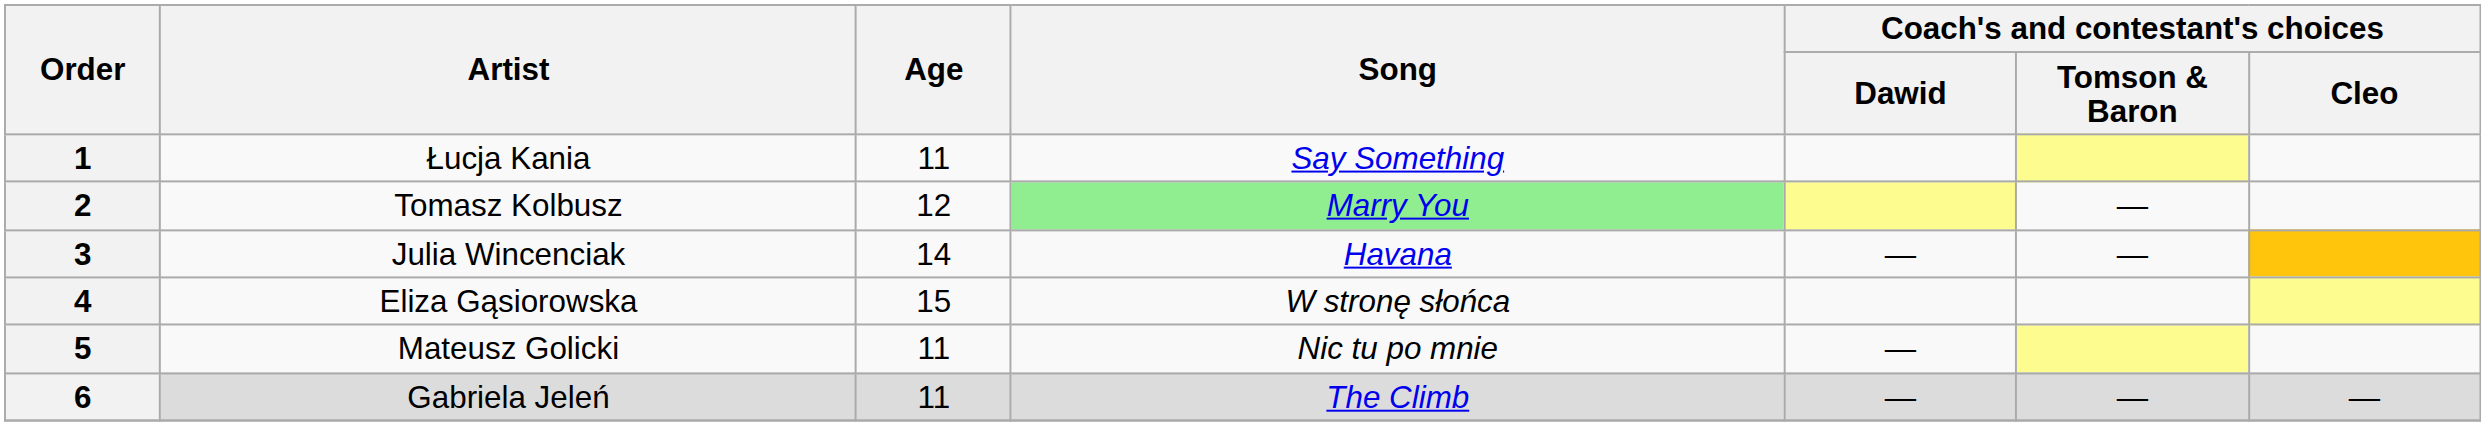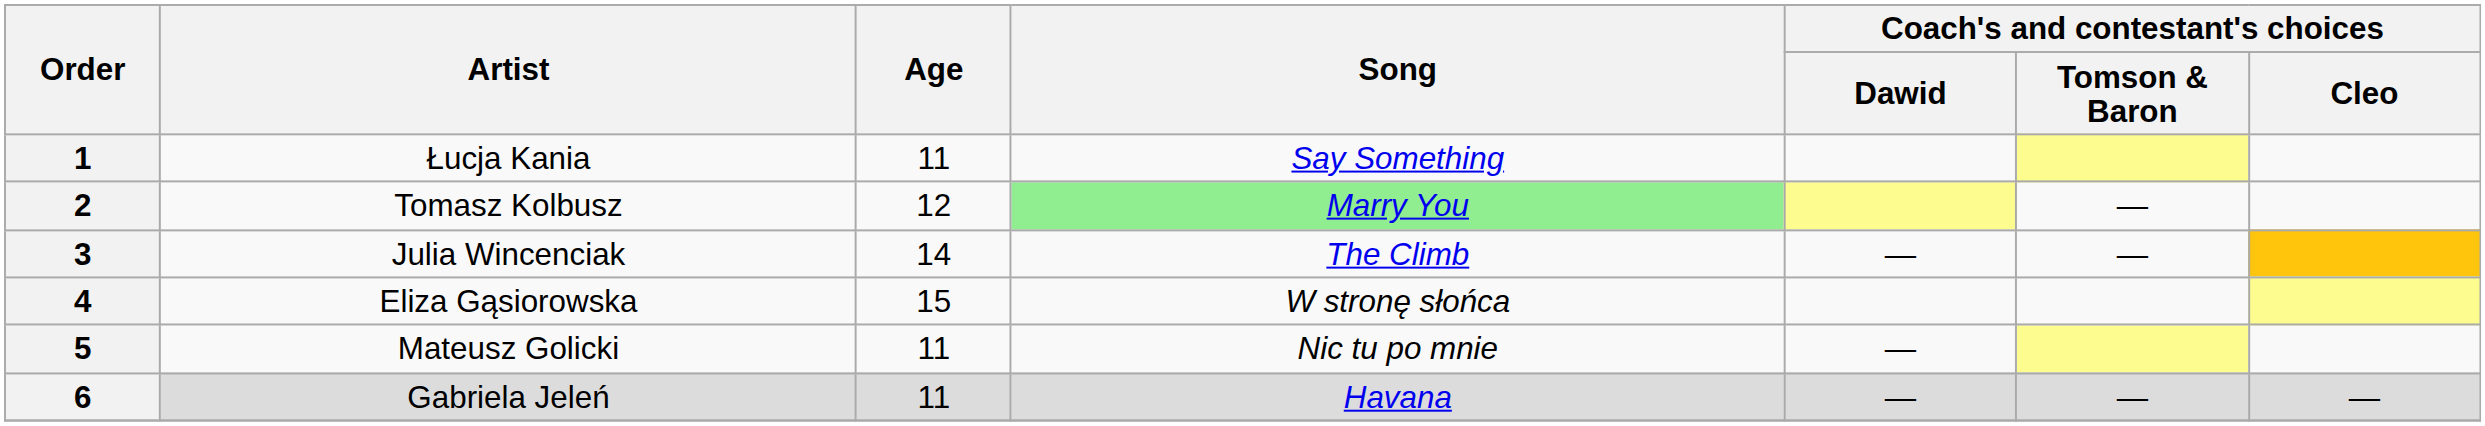(1398, 253) Havana -> (1398, 253) The Climb
(1398, 397) The Climb -> (1398, 397) Havana
